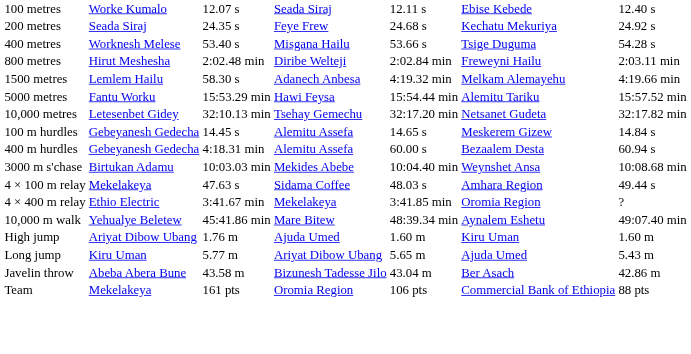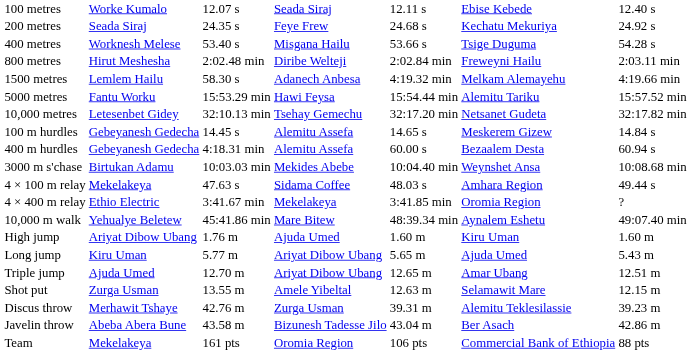+ row: (35, 272)
+ row: (26, 290)
+ row: (38, 307)
